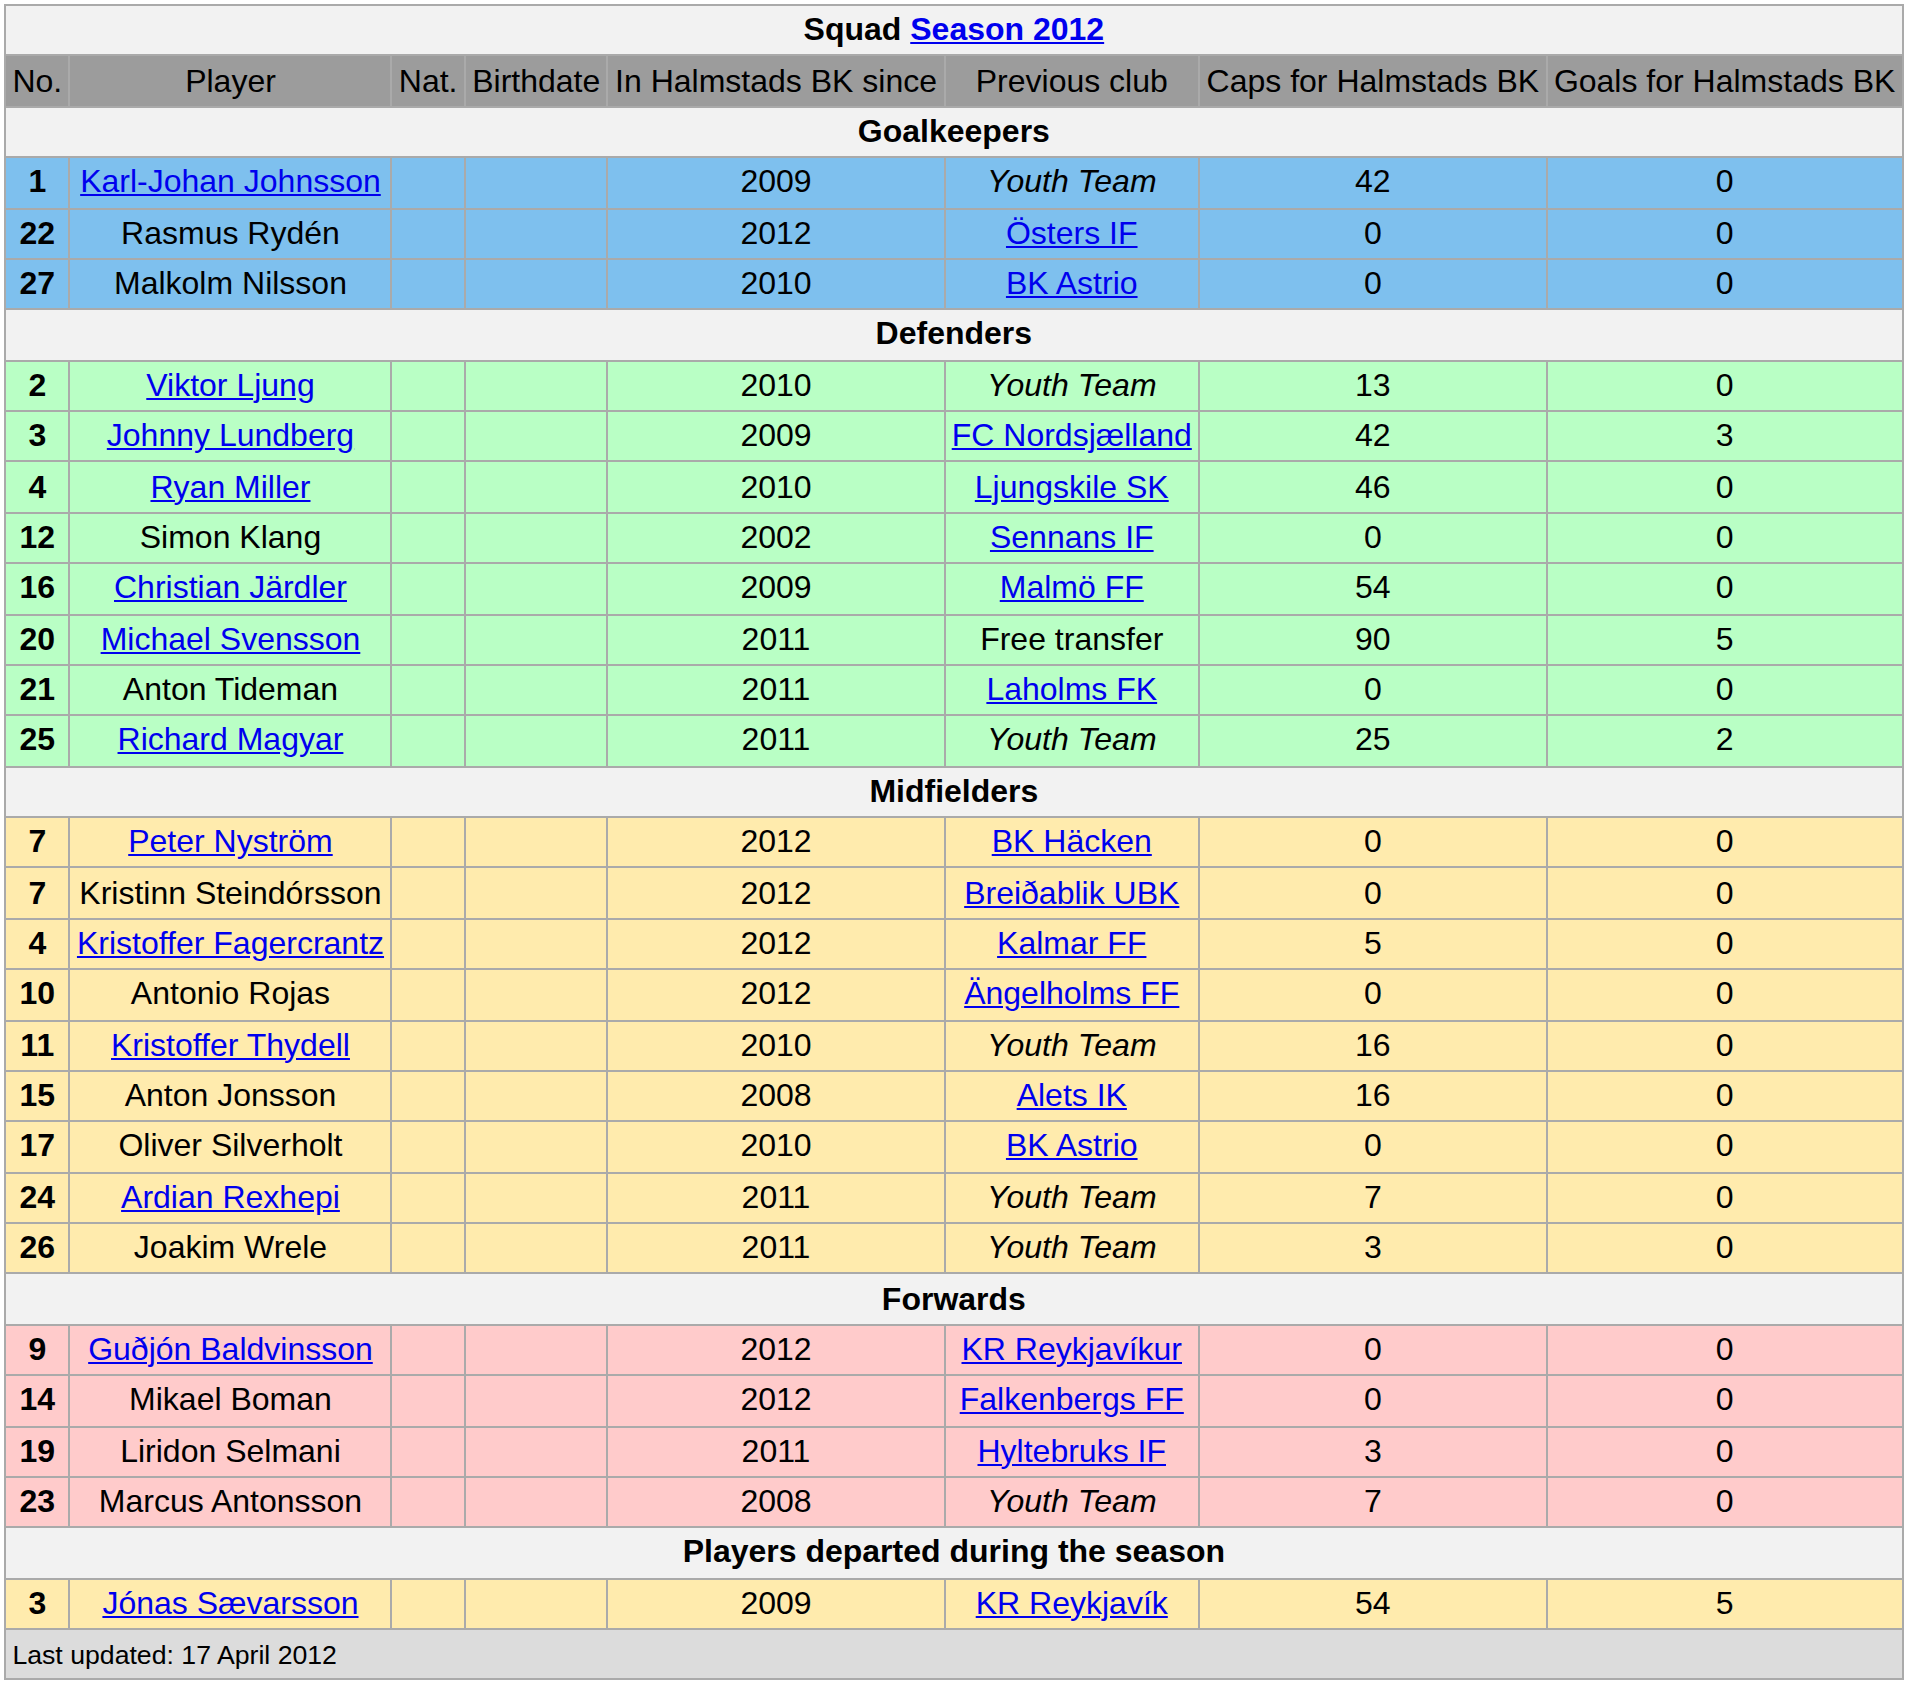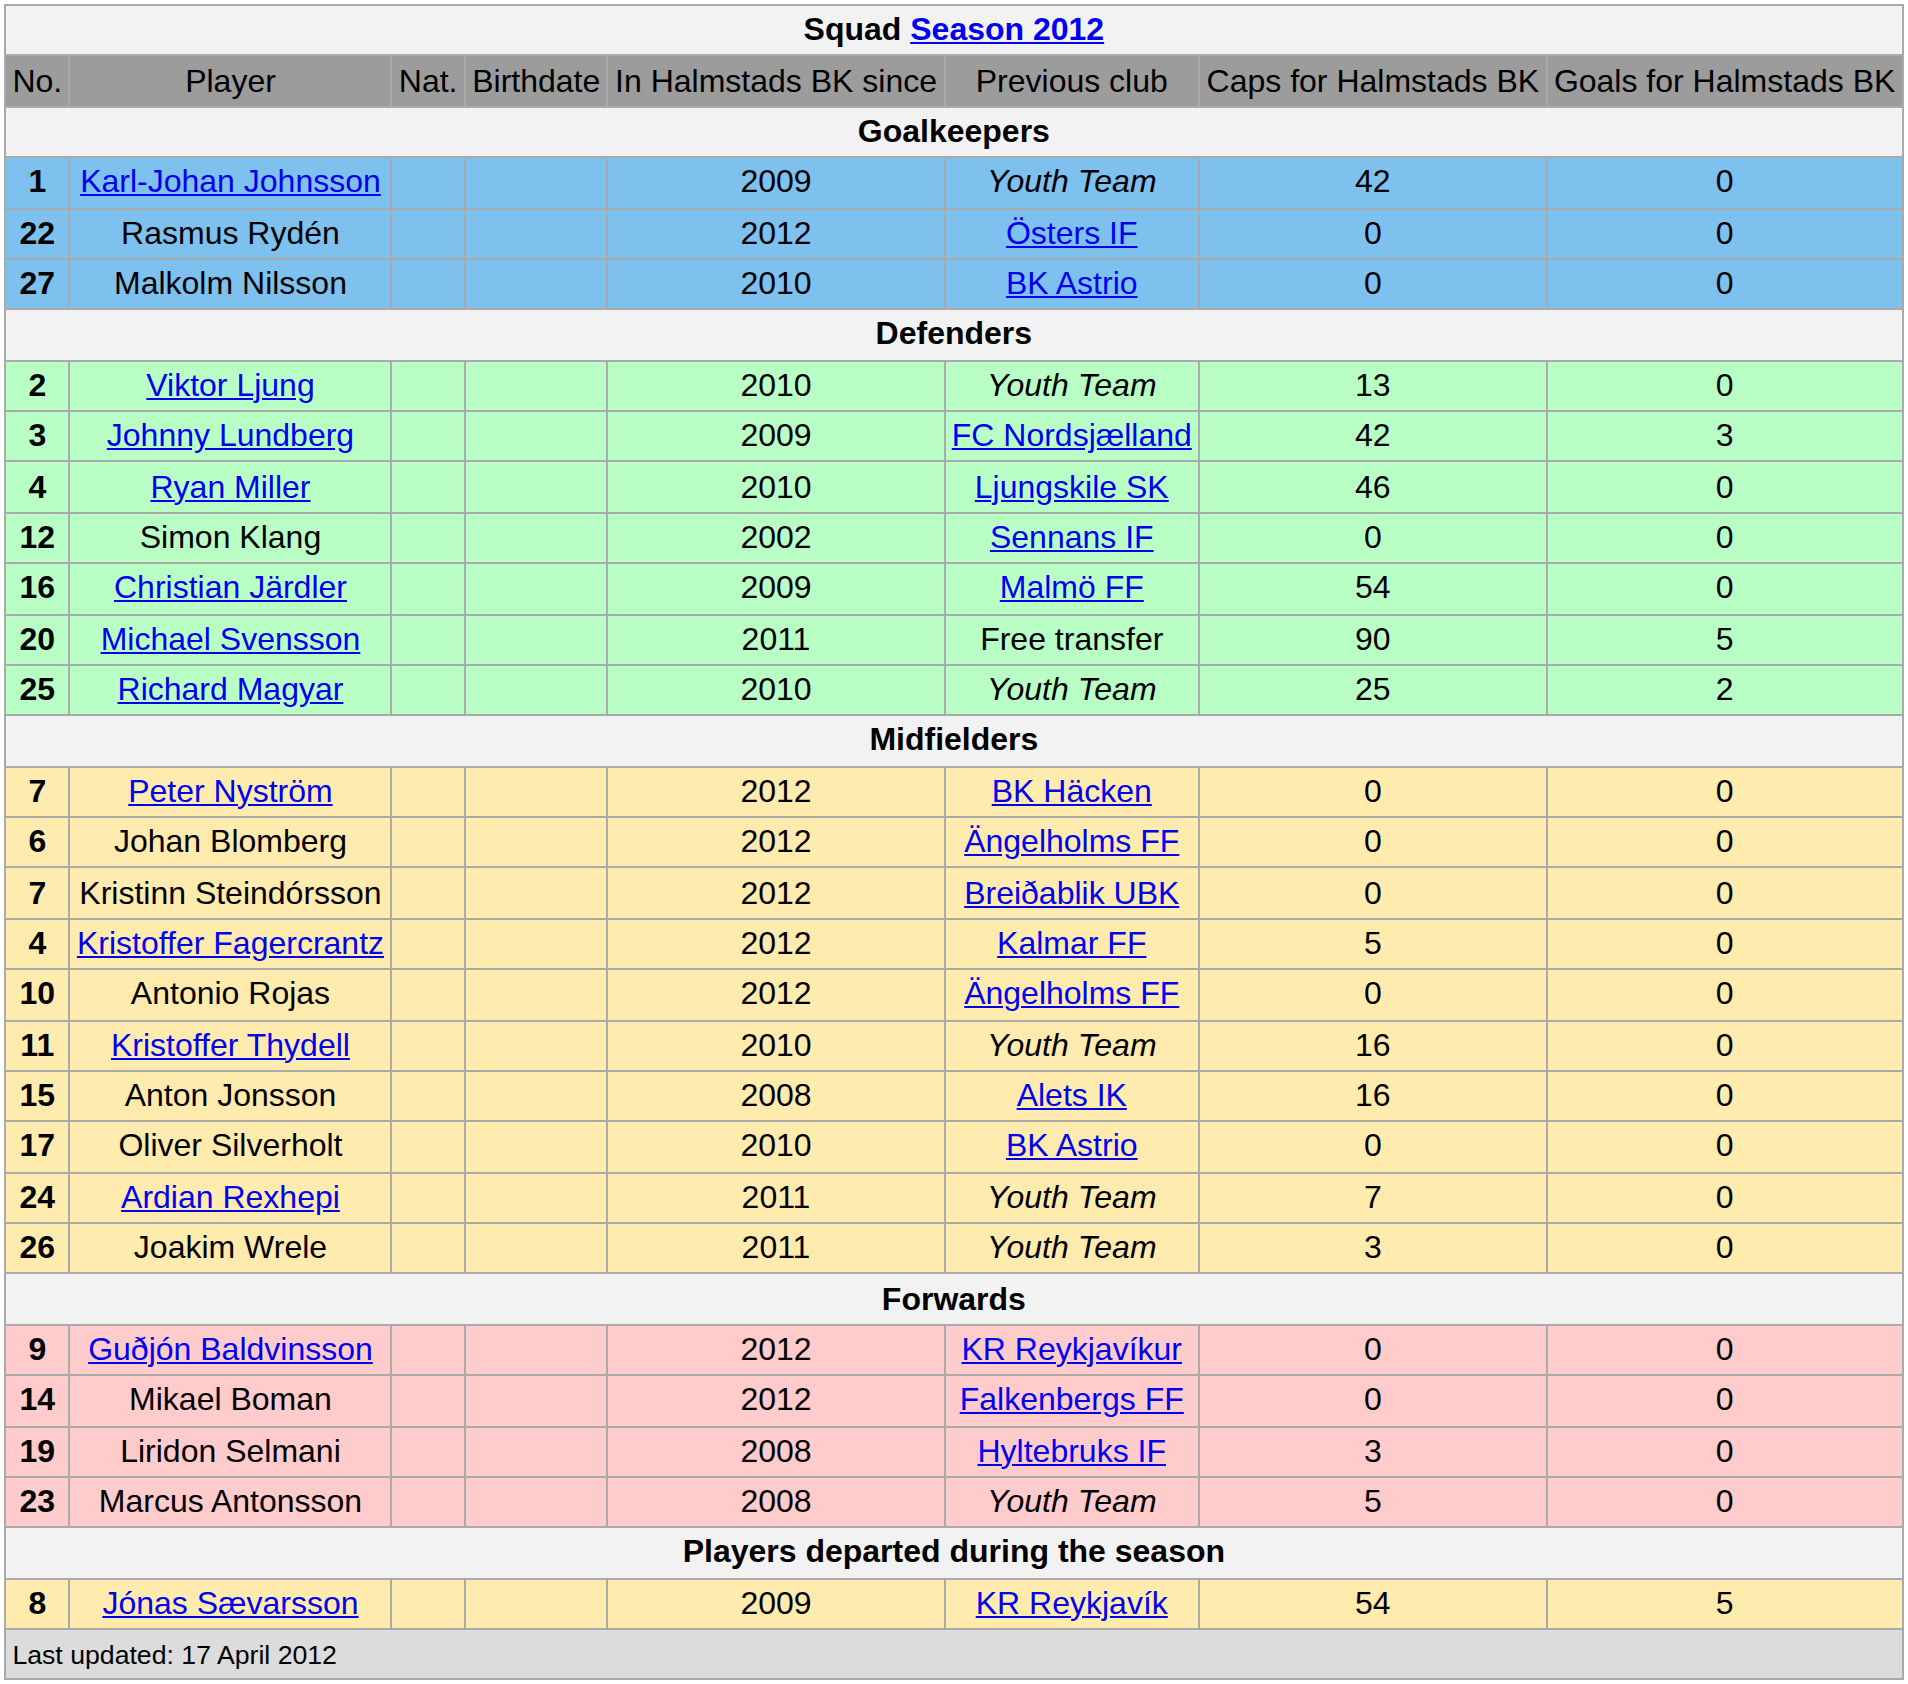- row: (230, 689)
(776, 740) 2011 -> (776, 689) 2010
+ row: (230, 841)
(776, 1450) 2011 -> (776, 1450) 2008
(1373, 1501) 7 -> (1373, 1501) 5
(37, 1603) 3 -> (37, 1603) 8
